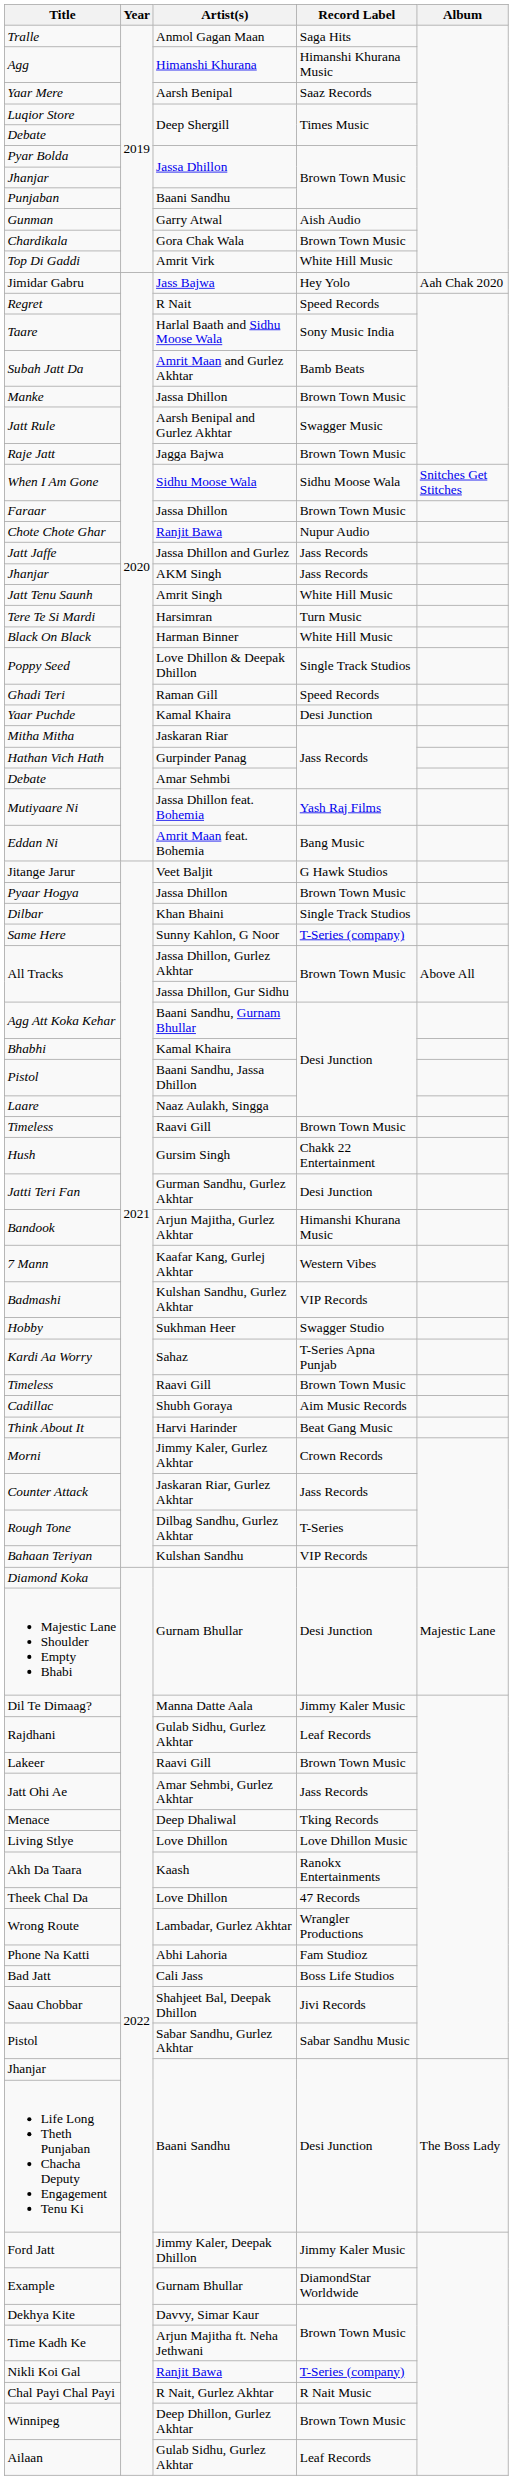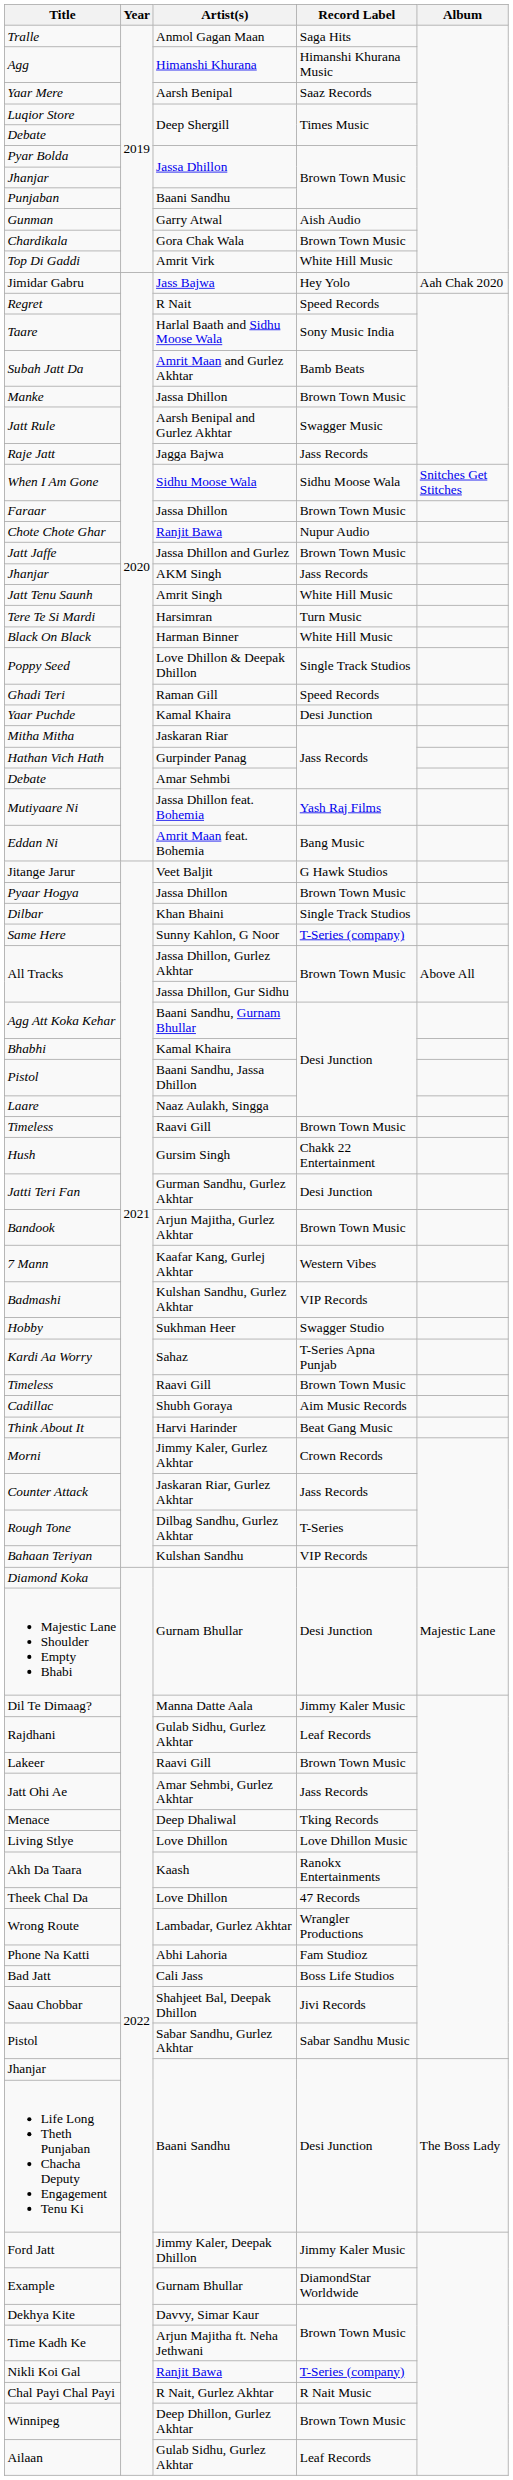(353, 453) Brown Town Music -> (334, 453) Jass Records
(334, 553) Jass Records -> (353, 553) Brown Town Music
(350, 1227) Himanshi Khurana Music -> (353, 1227) Brown Town Music
